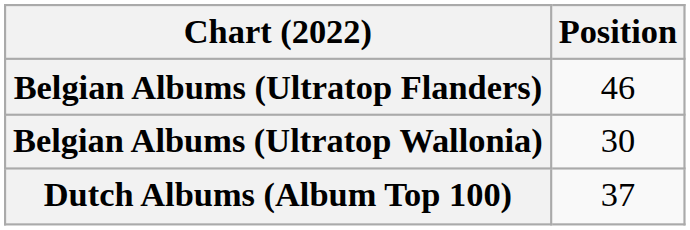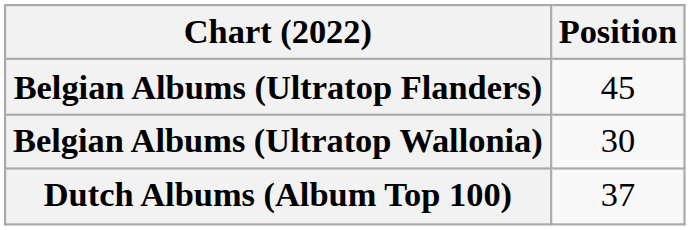(618, 86) 46 -> (618, 86) 45
